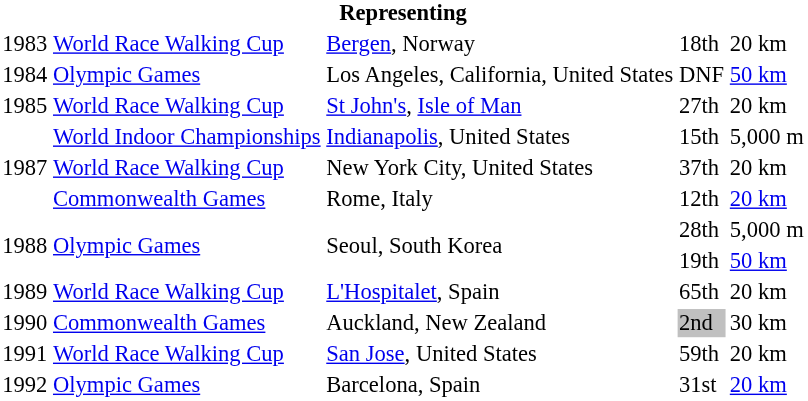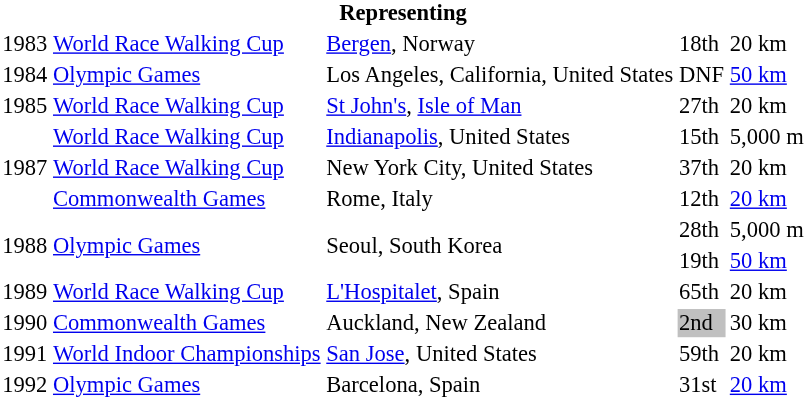(187, 136) World Indoor Championships -> (168, 136) World Race Walking Cup
(168, 353) World Race Walking Cup -> (187, 353) World Indoor Championships
